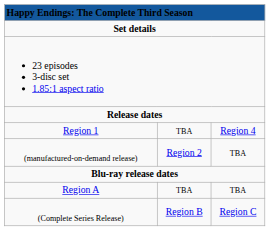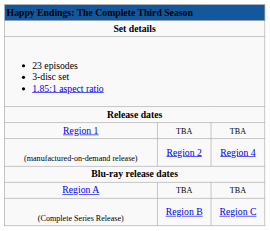(238, 130) Region 4 -> (238, 130) TBA
(238, 152) TBA -> (238, 152) Region 4
